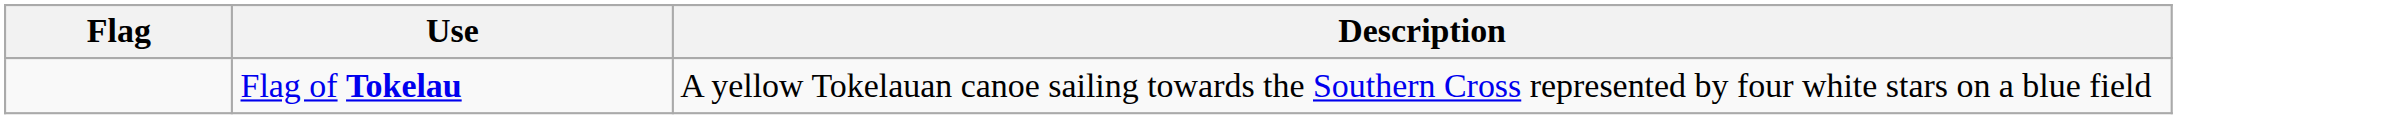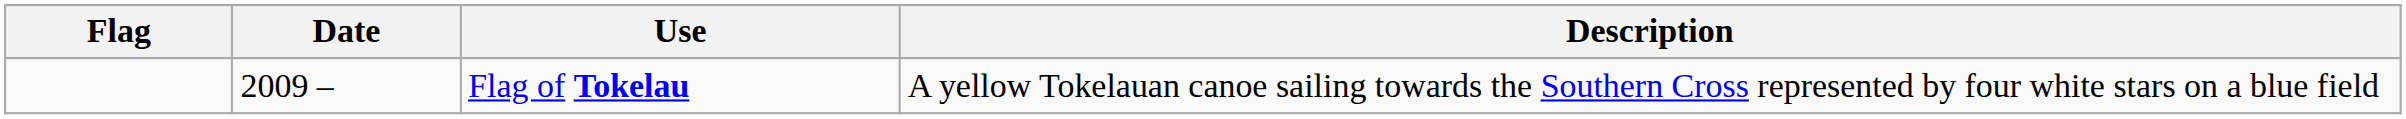+ column: (346, 31)
